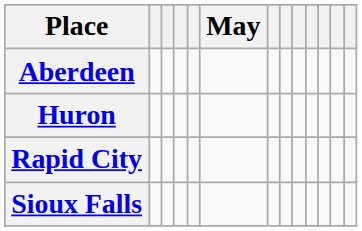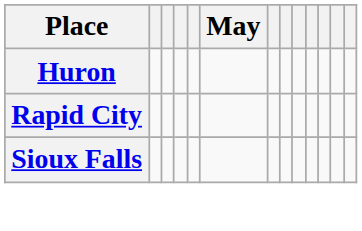- row: (77, 70)
